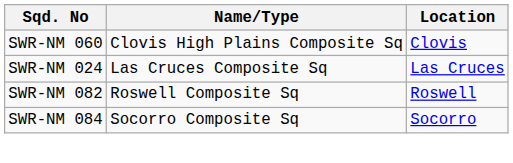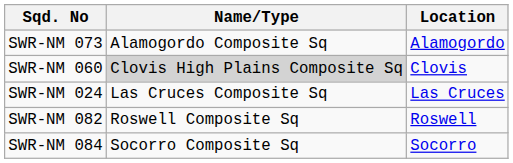+ row: (56, 43)
(257, 43) no background -> (257, 69) lightgrey background
